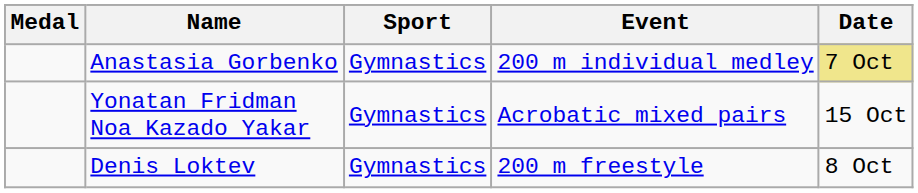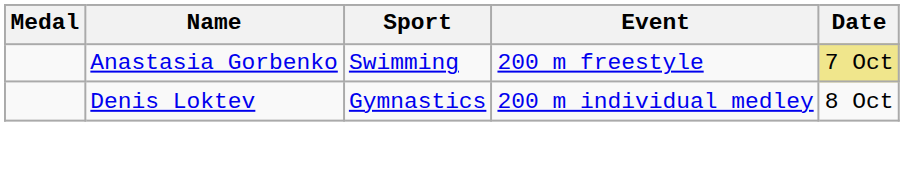(418, 62) Gymnastics -> (404, 62) Swimming
(656, 62) 200 m individual medley -> (601, 62) 200 m freestyle
- row: (200, 115)
(601, 167) 200 m freestyle -> (656, 101) 200 m individual medley
